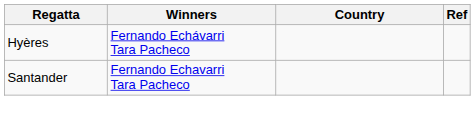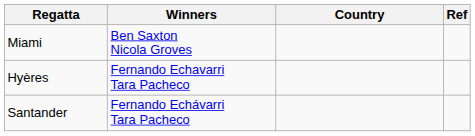+ row: (25, 42)
(167, 42) Fernando Echávarri Tara Pacheco -> (167, 77) Fernando Echavarri Tara Pacheco
(167, 77) Fernando Echavarri Tara Pacheco -> (167, 112) Fernando Echávarri Tara Pacheco
